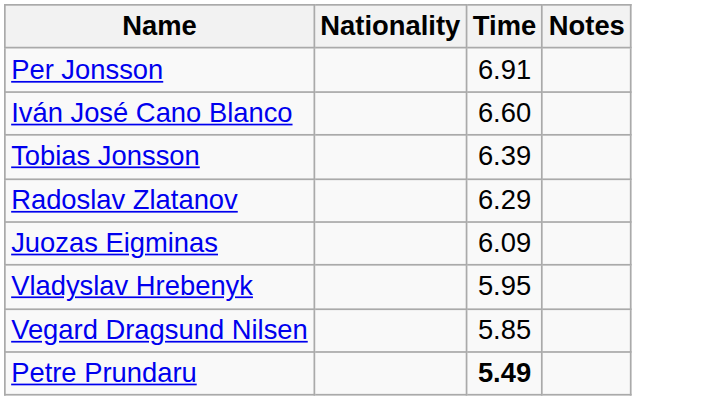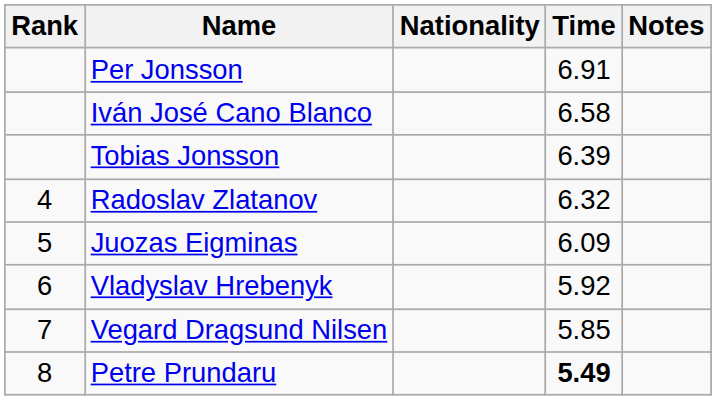+ column: (45, 26)
(505, 112) 6.60 -> (584, 112) 6.58
(505, 199) 6.29 -> (584, 199) 6.32
(505, 286) 5.95 -> (584, 286) 5.92
